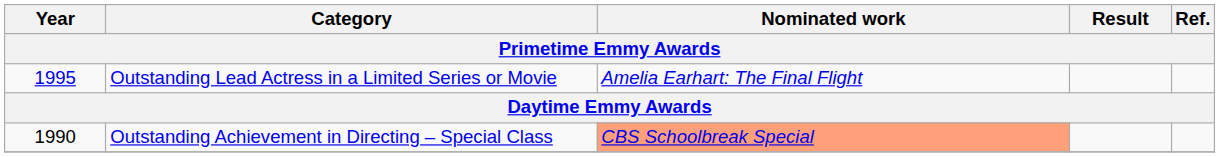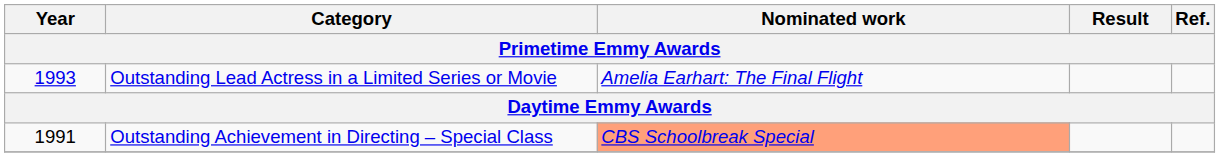(55, 78) 1995 -> (55, 78) 1993
(55, 136) 1990 -> (55, 136) 1991
